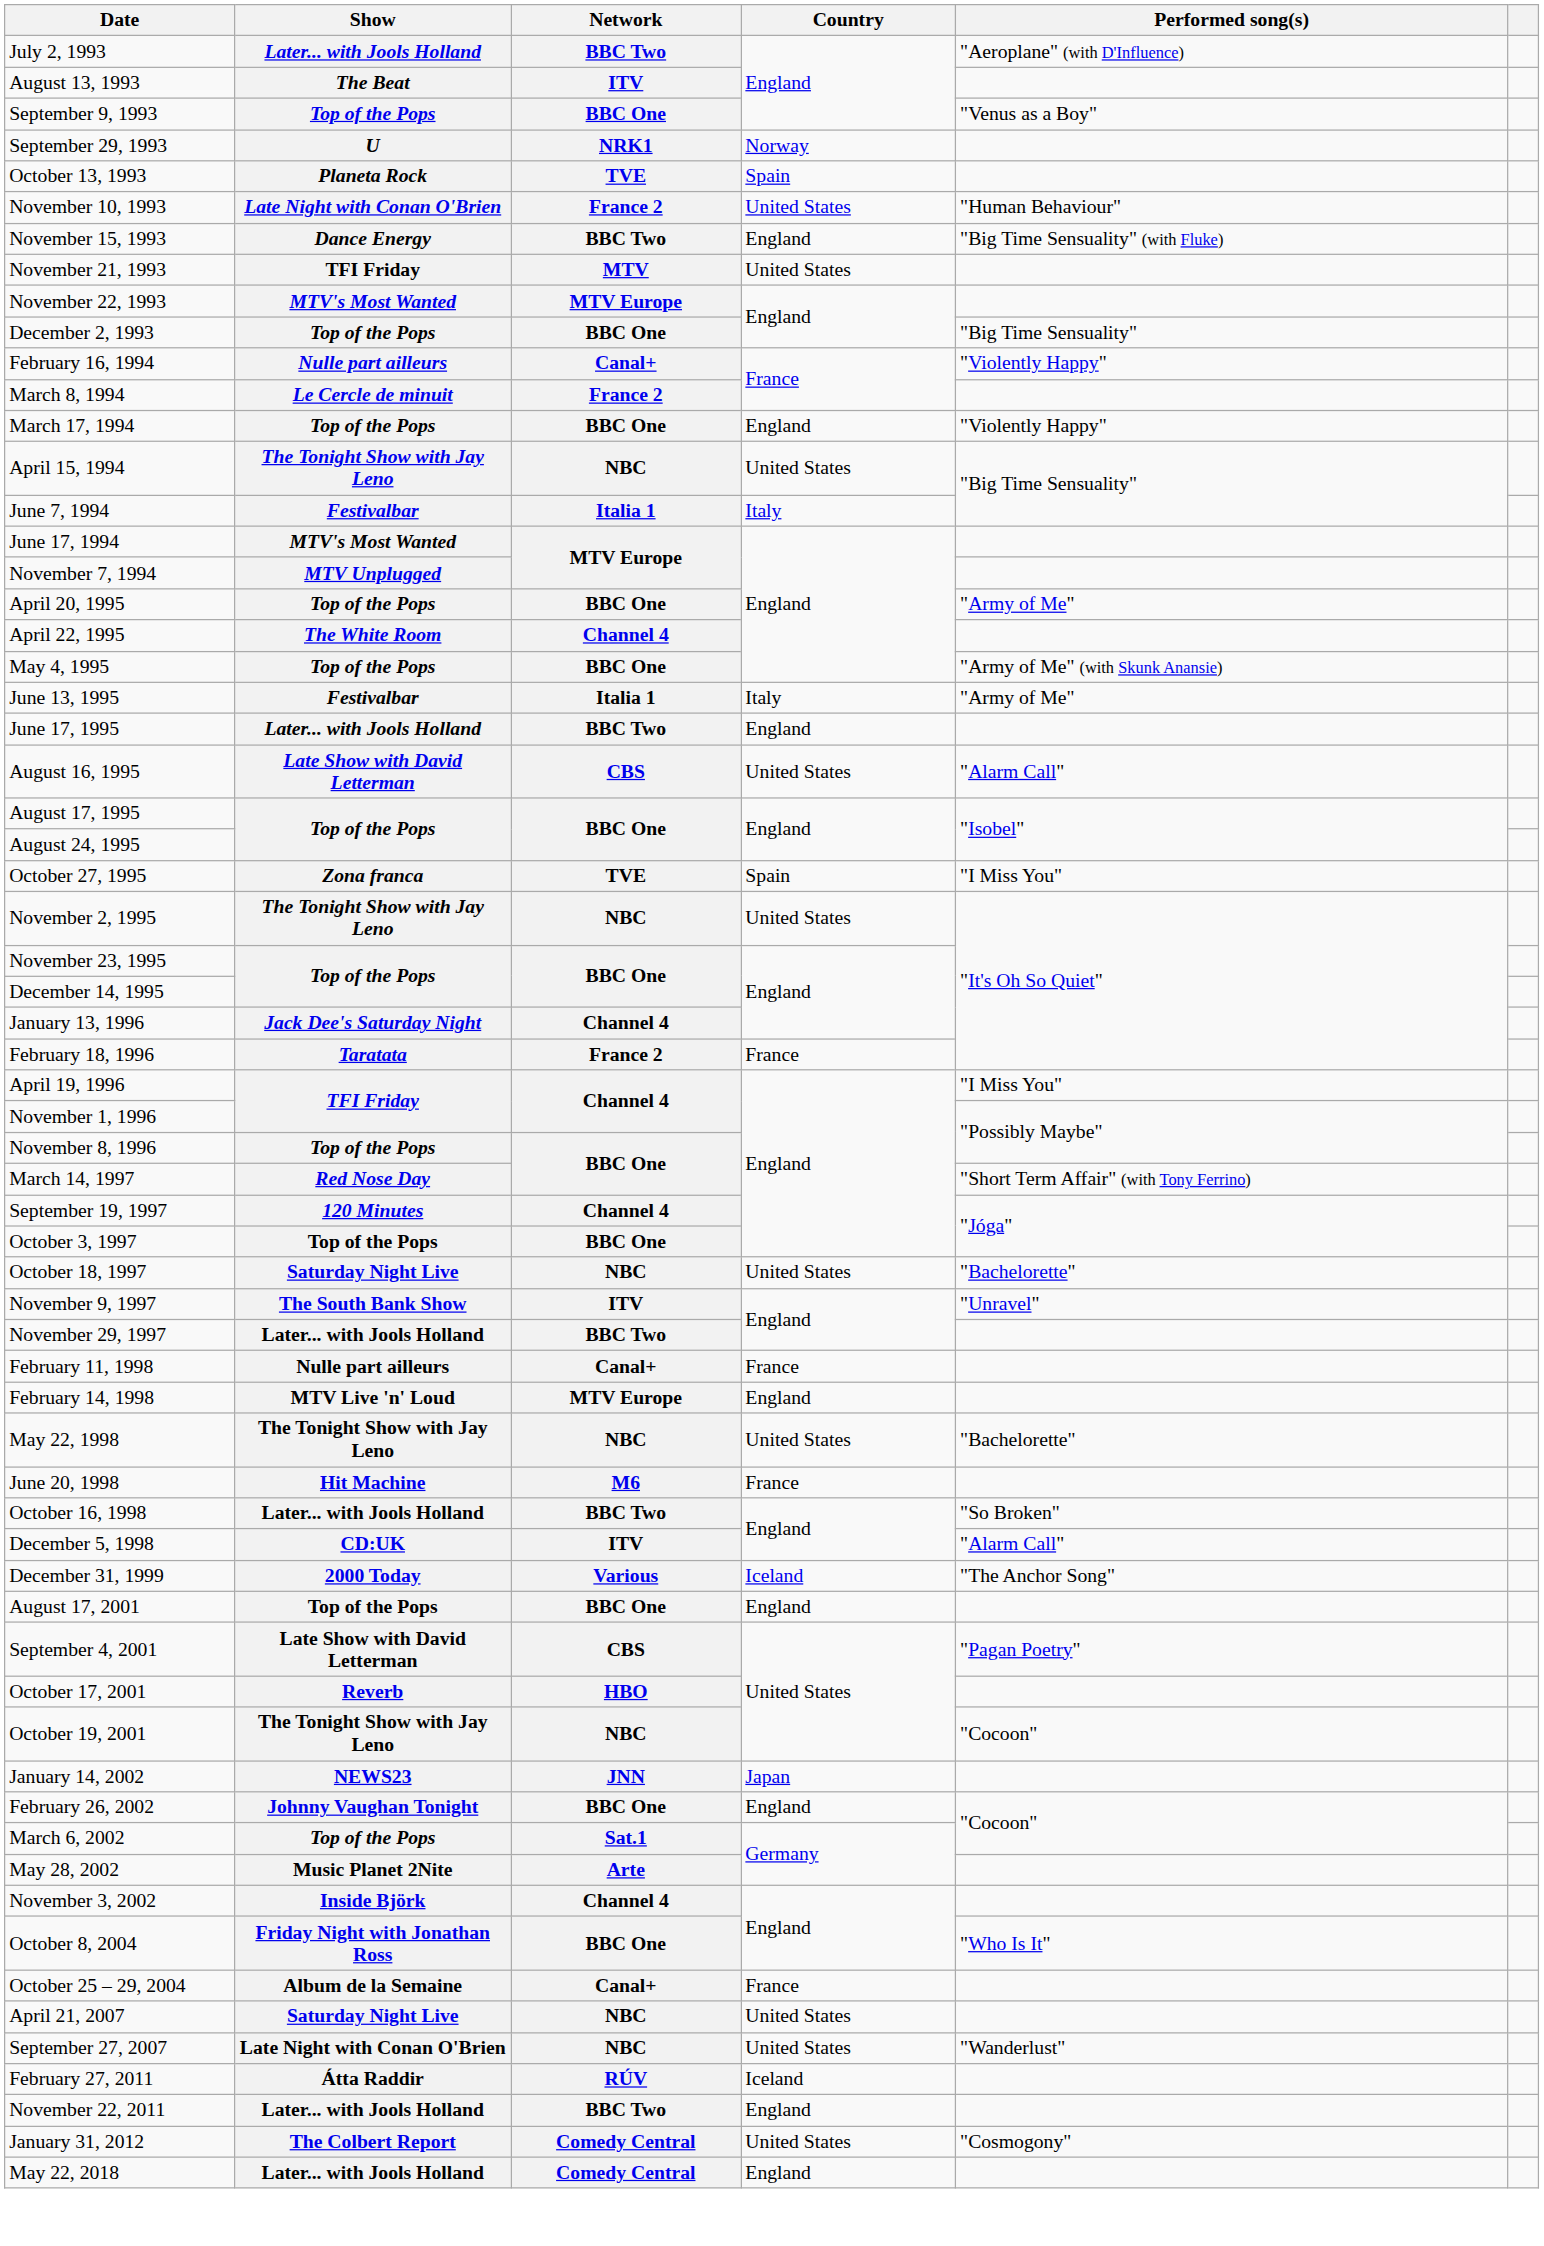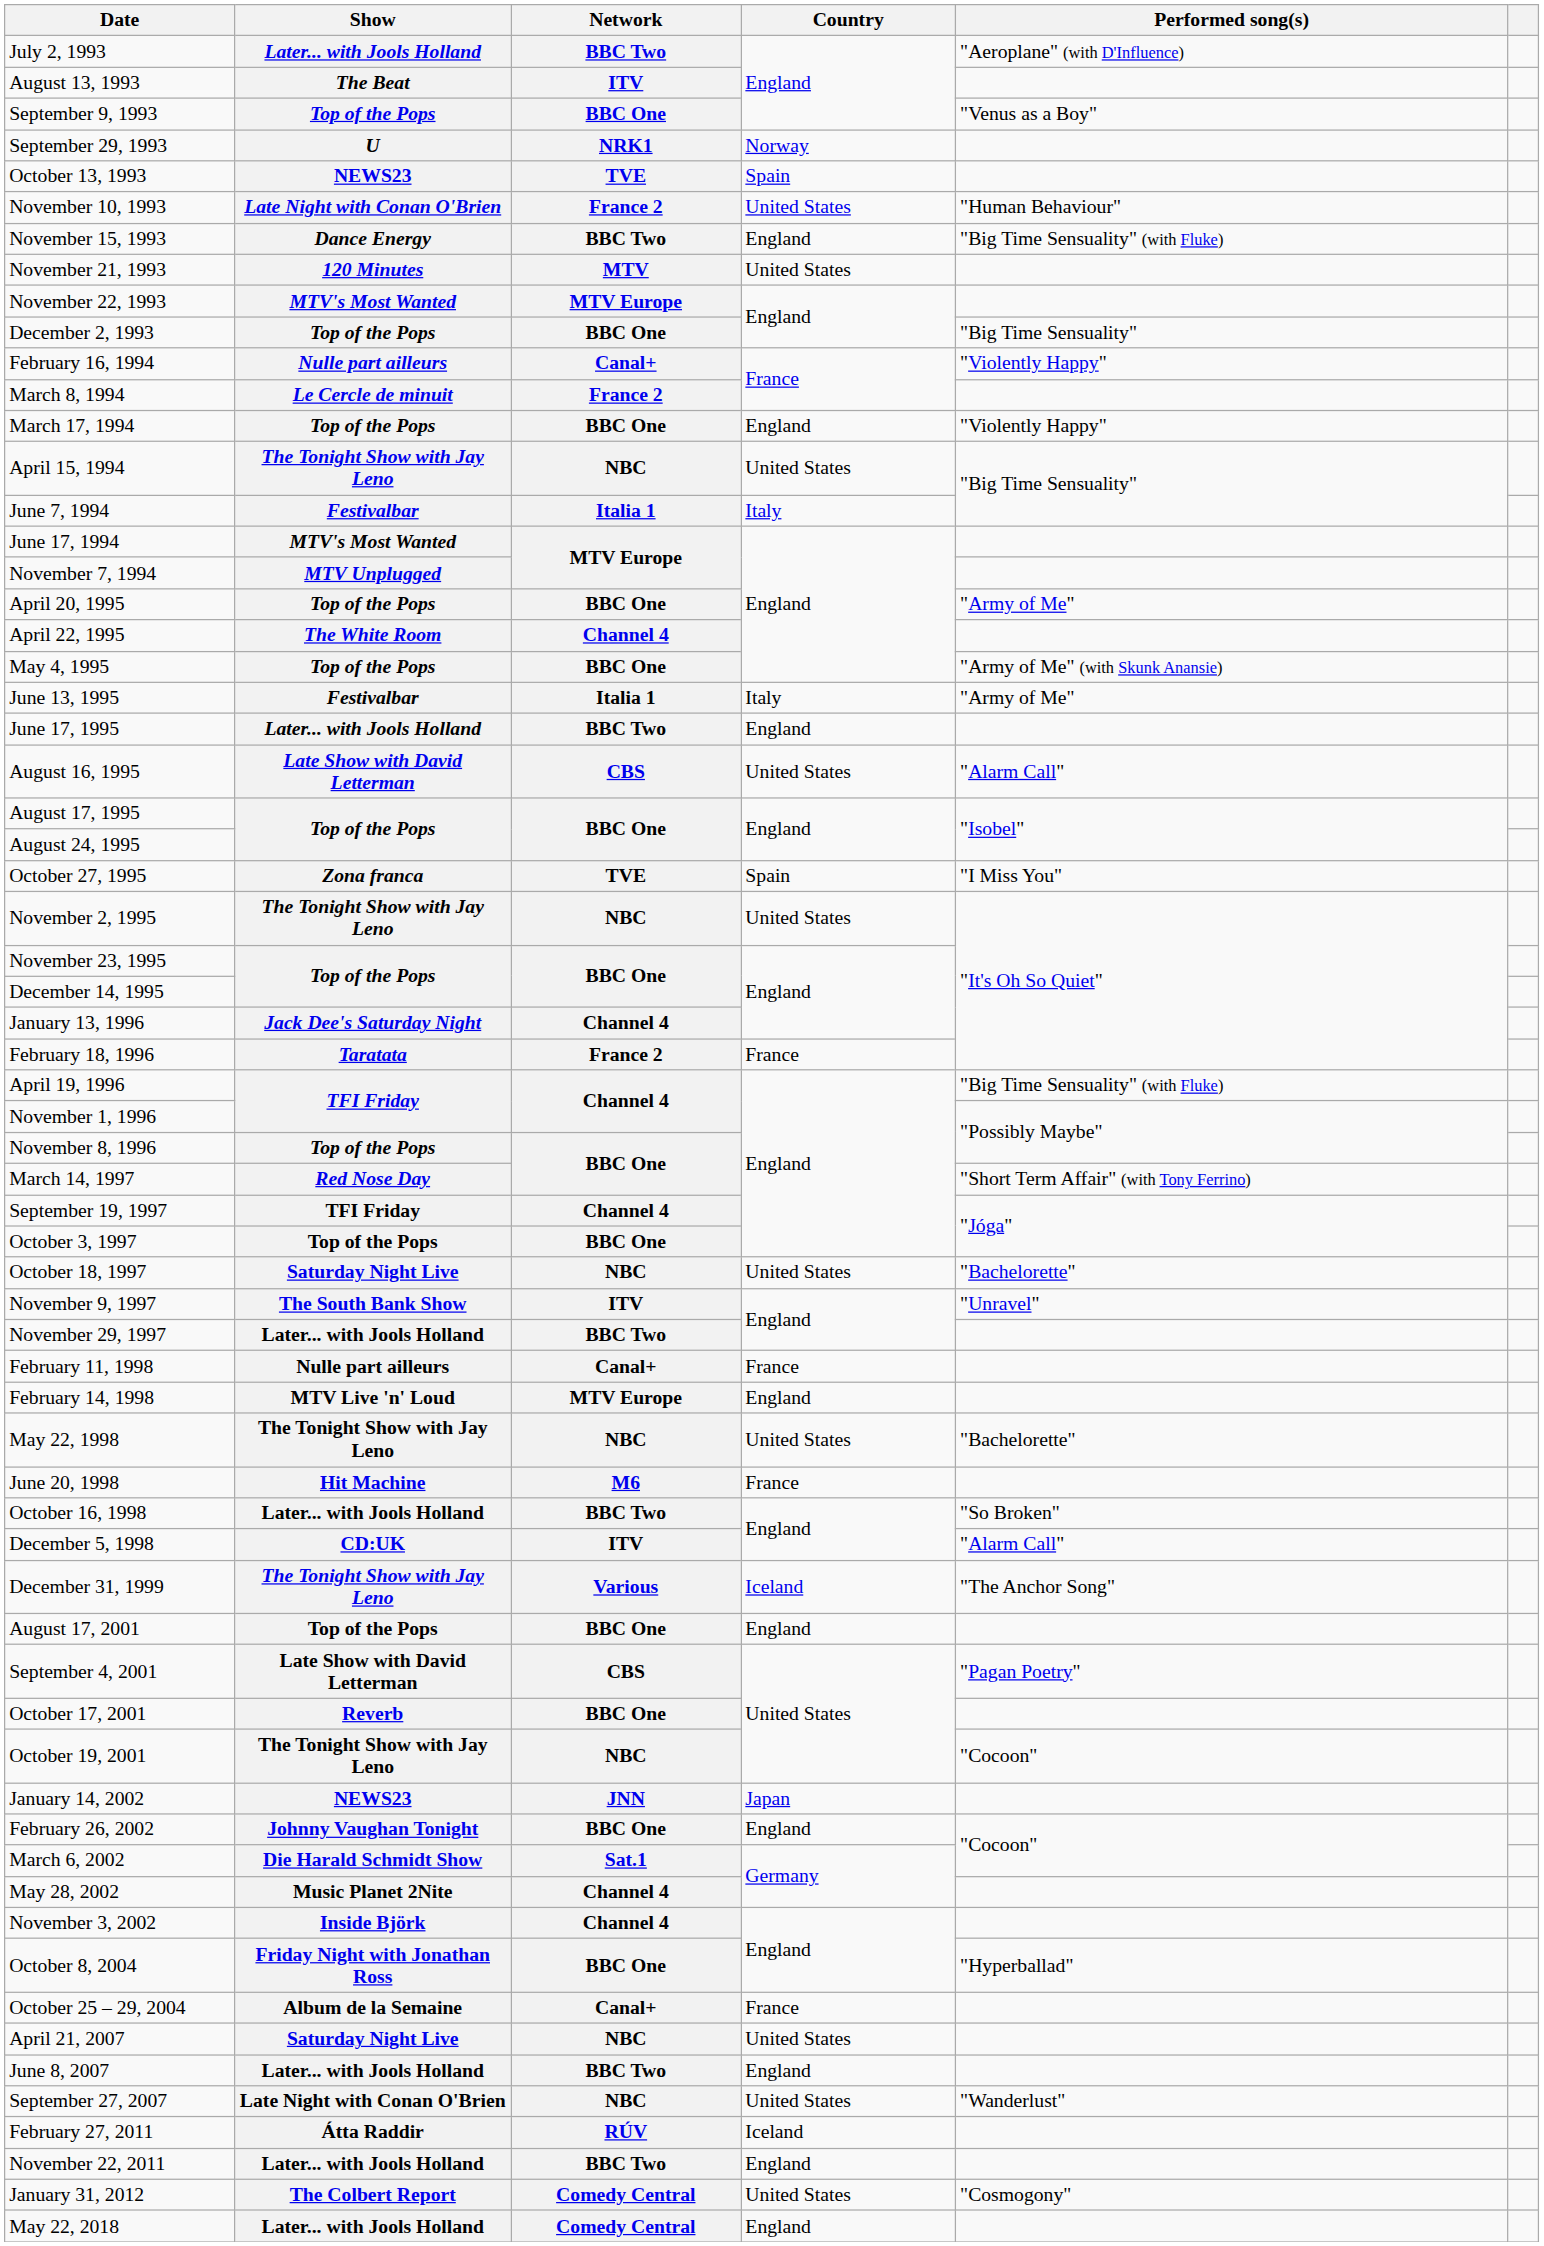(373, 176) Planeta Rock -> (373, 176) NEWS23
(373, 269) TFI Friday -> (373, 269) 120 Minutes
(1011, 1085) "I Miss You" -> (1092, 1085) "Big Time Sensuality" (with Fluke)
(373, 1210) 120 Minutes -> (373, 1210) TFI Friday
(373, 1575) 2000 Today -> (373, 1586) The Tonight Show with Jay Leno
(626, 1691) HBO -> (626, 1713) BBC One
(373, 1838) Top of the Pops -> (373, 1860) Die Harald Schmidt Show
(626, 1869) Arte -> (626, 1891) Channel 4
(1005, 1943) "Who Is It" -> (1017, 1965) "Hyperballad"
+ row: (59, 2069)
